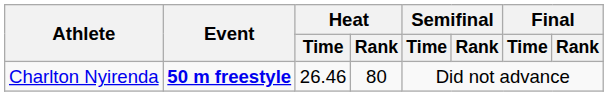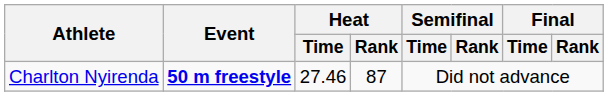(323, 77) 26.46 -> (323, 77) 27.46
(376, 77) 80 -> (376, 77) 87
